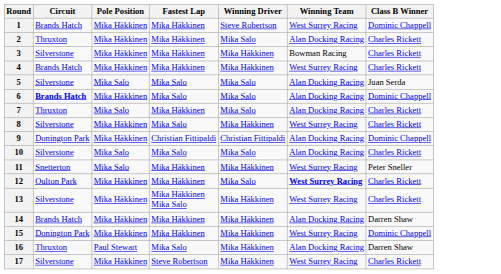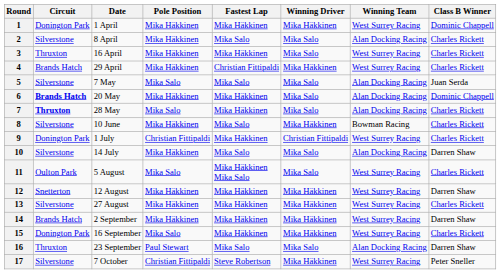+ column: (117, 11)
(59, 25) Brands Hatch -> (62, 25) Donington Park
(248, 25) Steve Robertson -> (310, 25) Mika Häkkinen
(51, 39) Thruxton -> (54, 39) Silverstone
(178, 39) Mika Häkkinen -> (232, 39) Mika Salo
(54, 53) Silverstone -> (51, 53) Thruxton
(247, 53) Mika Häkkinen -> (301, 53) Mika Salo
(318, 53) Bowman Racing -> (386, 53) West Surrey Racing
(178, 67) Mika Häkkinen -> (247, 67) Christian Fittipaldi
(169, 95) Mika Salo -> (241, 95) Mika Häkkinen
(51, 110) normal -> (53, 110) bold
(323, 124) West Surrey Racing -> (381, 124) Bowman Racing
(120, 138) Mika Häkkinen -> (178, 138) Christian Fittipaldi
(184, 138) Christian Fittipaldi -> (241, 138) Mika Häkkinen
(327, 138) Alan Docking Racing -> (386, 138) West Surrey Racing
(400, 138) Dominic Chappell -> (457, 138) Charles Rickett
(111, 152) Mika Salo -> (172, 152) Mika Häkkinen
(395, 152) Charles Rickett -> (453, 152) Darren Shaw
(53, 166) Snetterton -> (56, 171) Oulton Park
(178, 166) Mika Häkkinen -> (241, 171) Mika Häkkinen Mika Salo
(247, 166) Mika Häkkinen -> (301, 171) Mika Salo
(390, 166) Peter Sneller -> (457, 171) Charles Rickett
(56, 180) Oulton Park -> (53, 190) Snetterton
(238, 180) Mika Salo -> (310, 190) Mika Häkkinen
(326, 180) bold -> (386, 190) normal
(395, 180) Charles Rickett -> (453, 190) Darren Shaw
(178, 199) Mika Häkkinen Mika Salo -> (241, 205) Mika Häkkinen
(327, 219) Alan Docking Racing -> (386, 219) West Surrey Racing
(120, 233) Mika Häkkinen -> (163, 233) Mika Salo
(400, 233) Dominic Chappell -> (457, 233) Charles Rickett
(247, 247) Mika Häkkinen -> (301, 247) Mika Salo
(120, 261) Mika Häkkinen -> (178, 261) Christian Fittipaldi
(395, 261) Charles Rickett -> (453, 261) Peter Sneller
